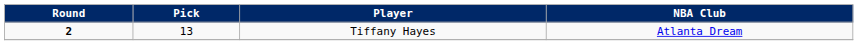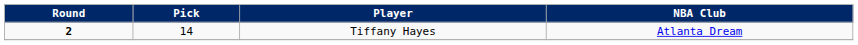(186, 31) 13 -> (186, 31) 14
